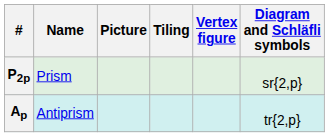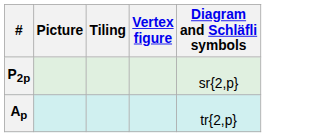- column: (65, 30)
